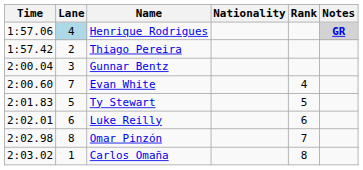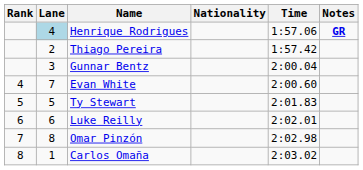columns swapped: (304, 13) <-> (30, 13)
(339, 31) lightgrey background -> (339, 31) no background
